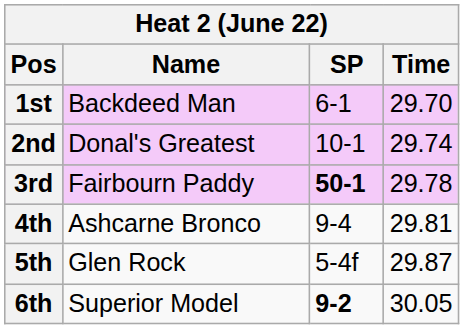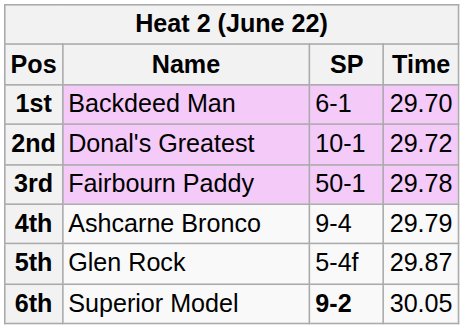(421, 143) 29.74 -> (421, 143) 29.72
(340, 183) bold -> (340, 183) normal
(421, 223) 29.81 -> (421, 223) 29.79
